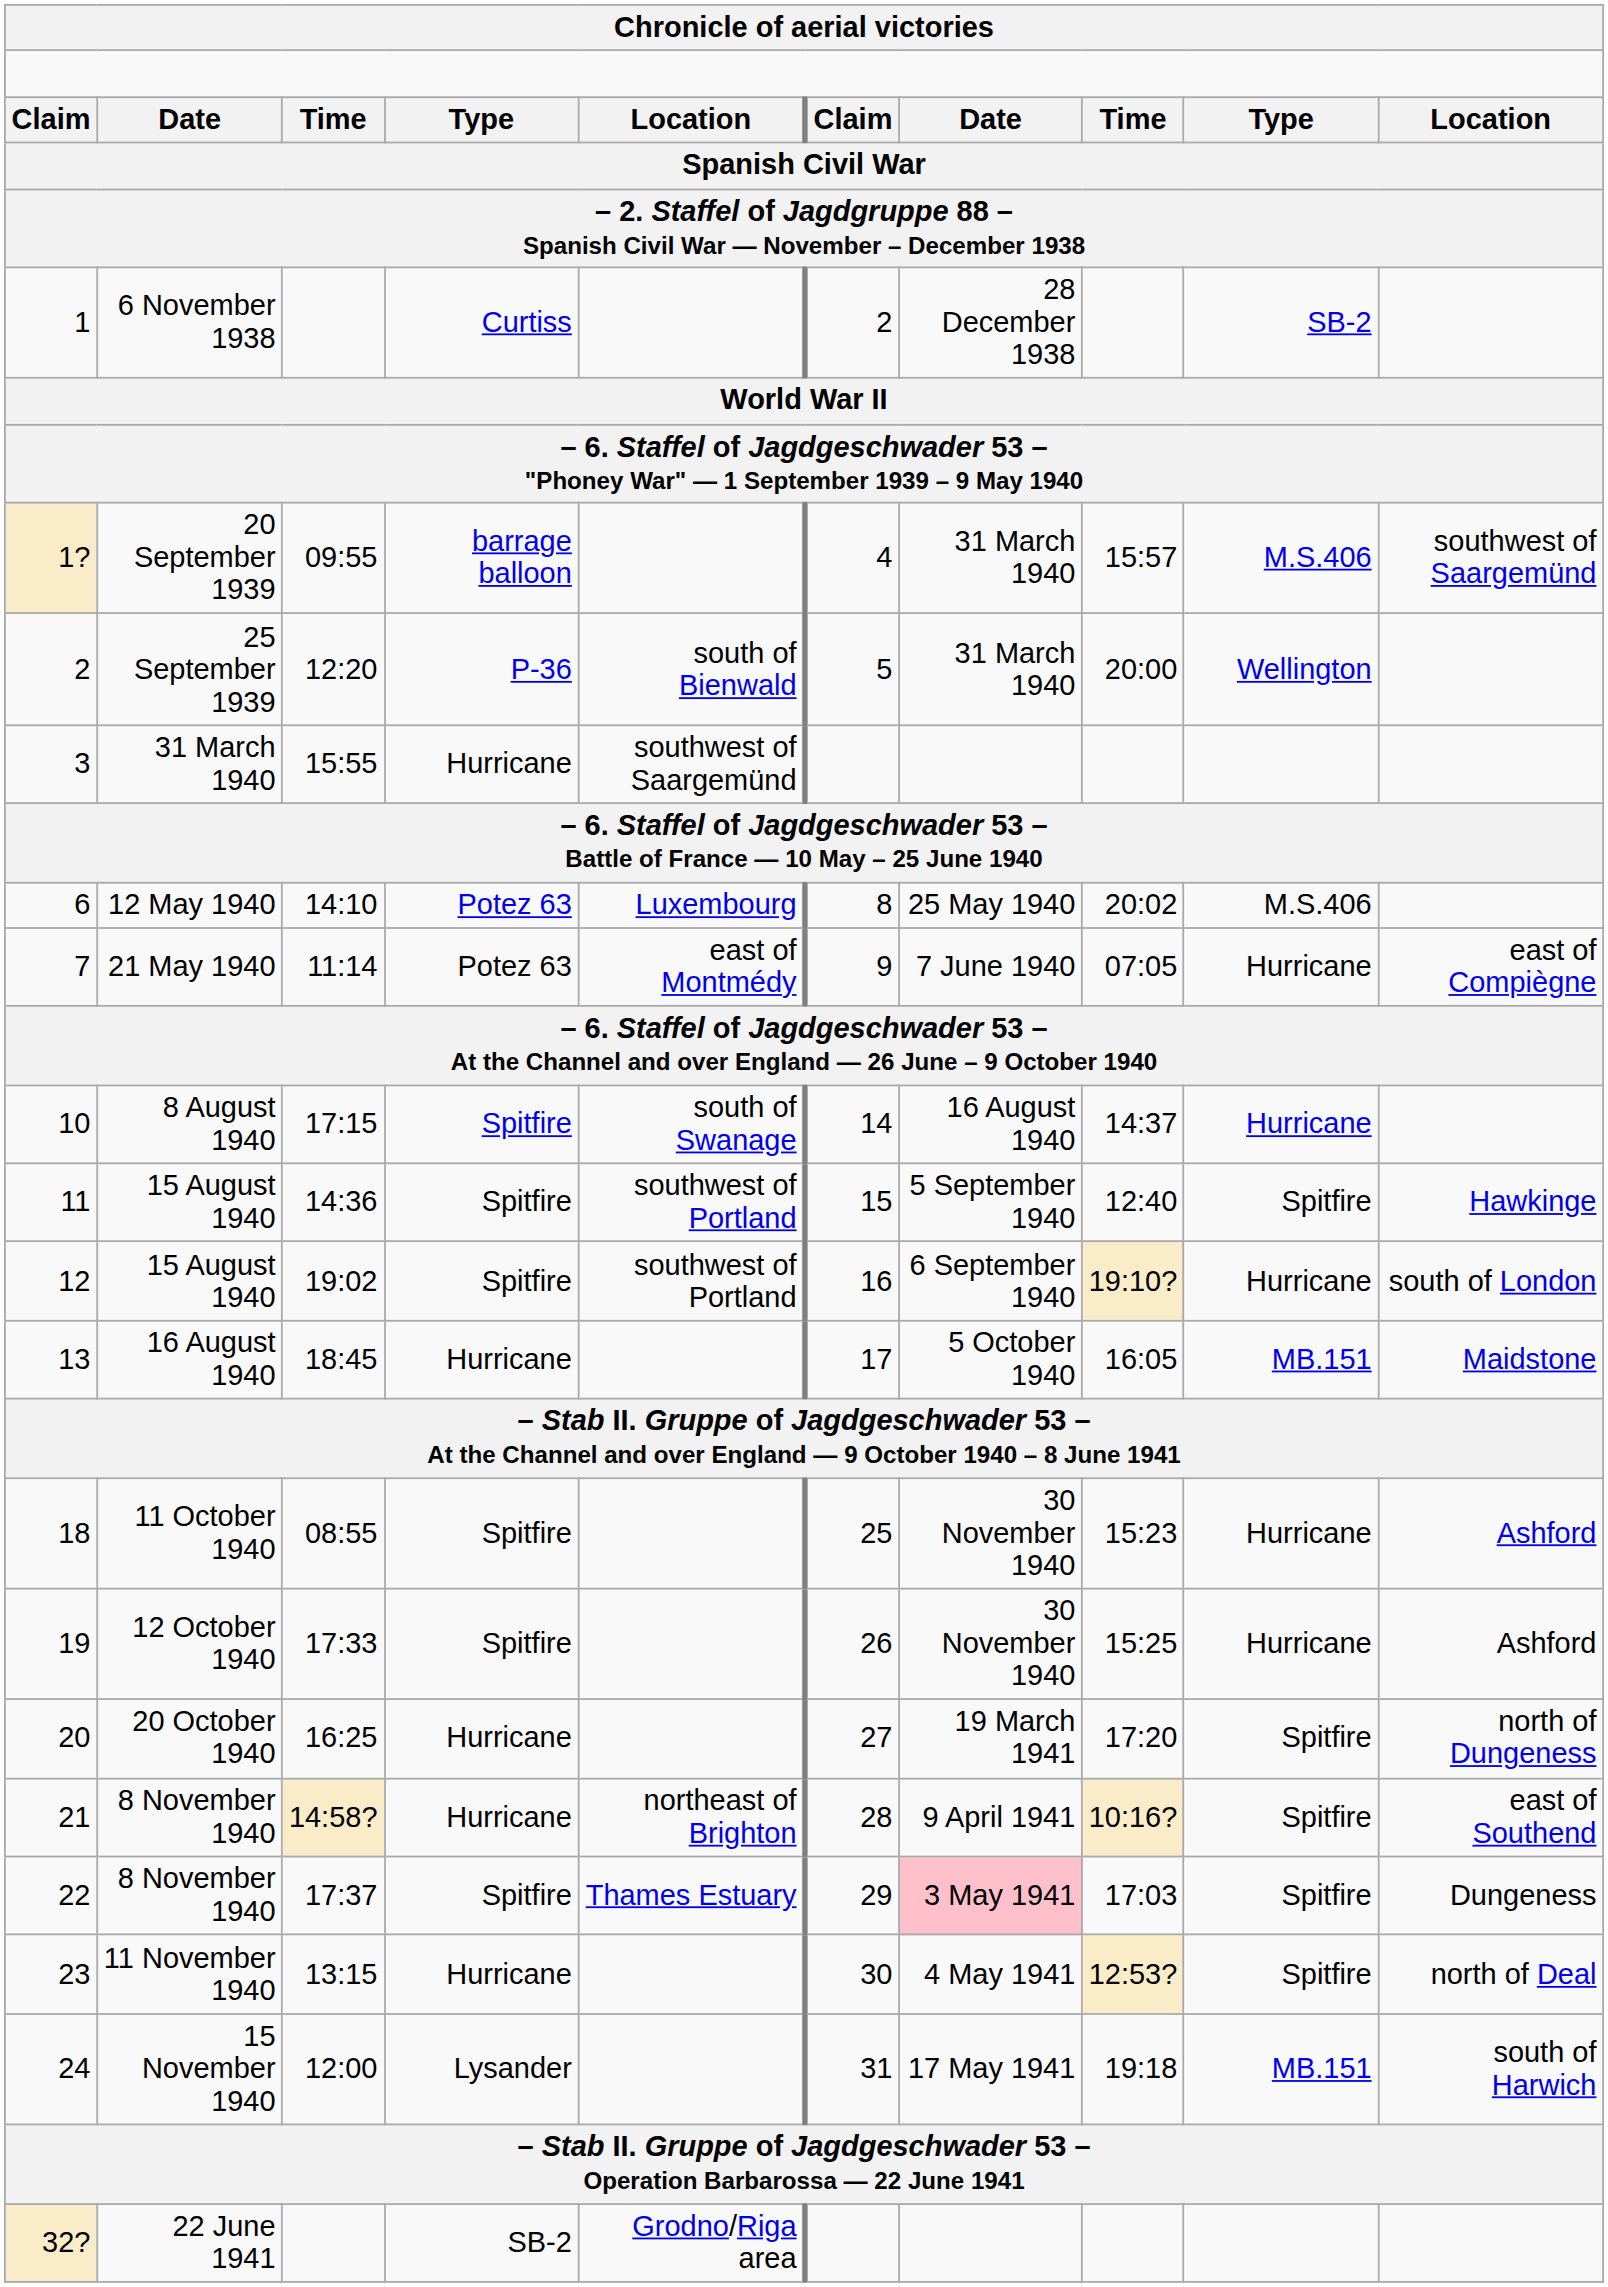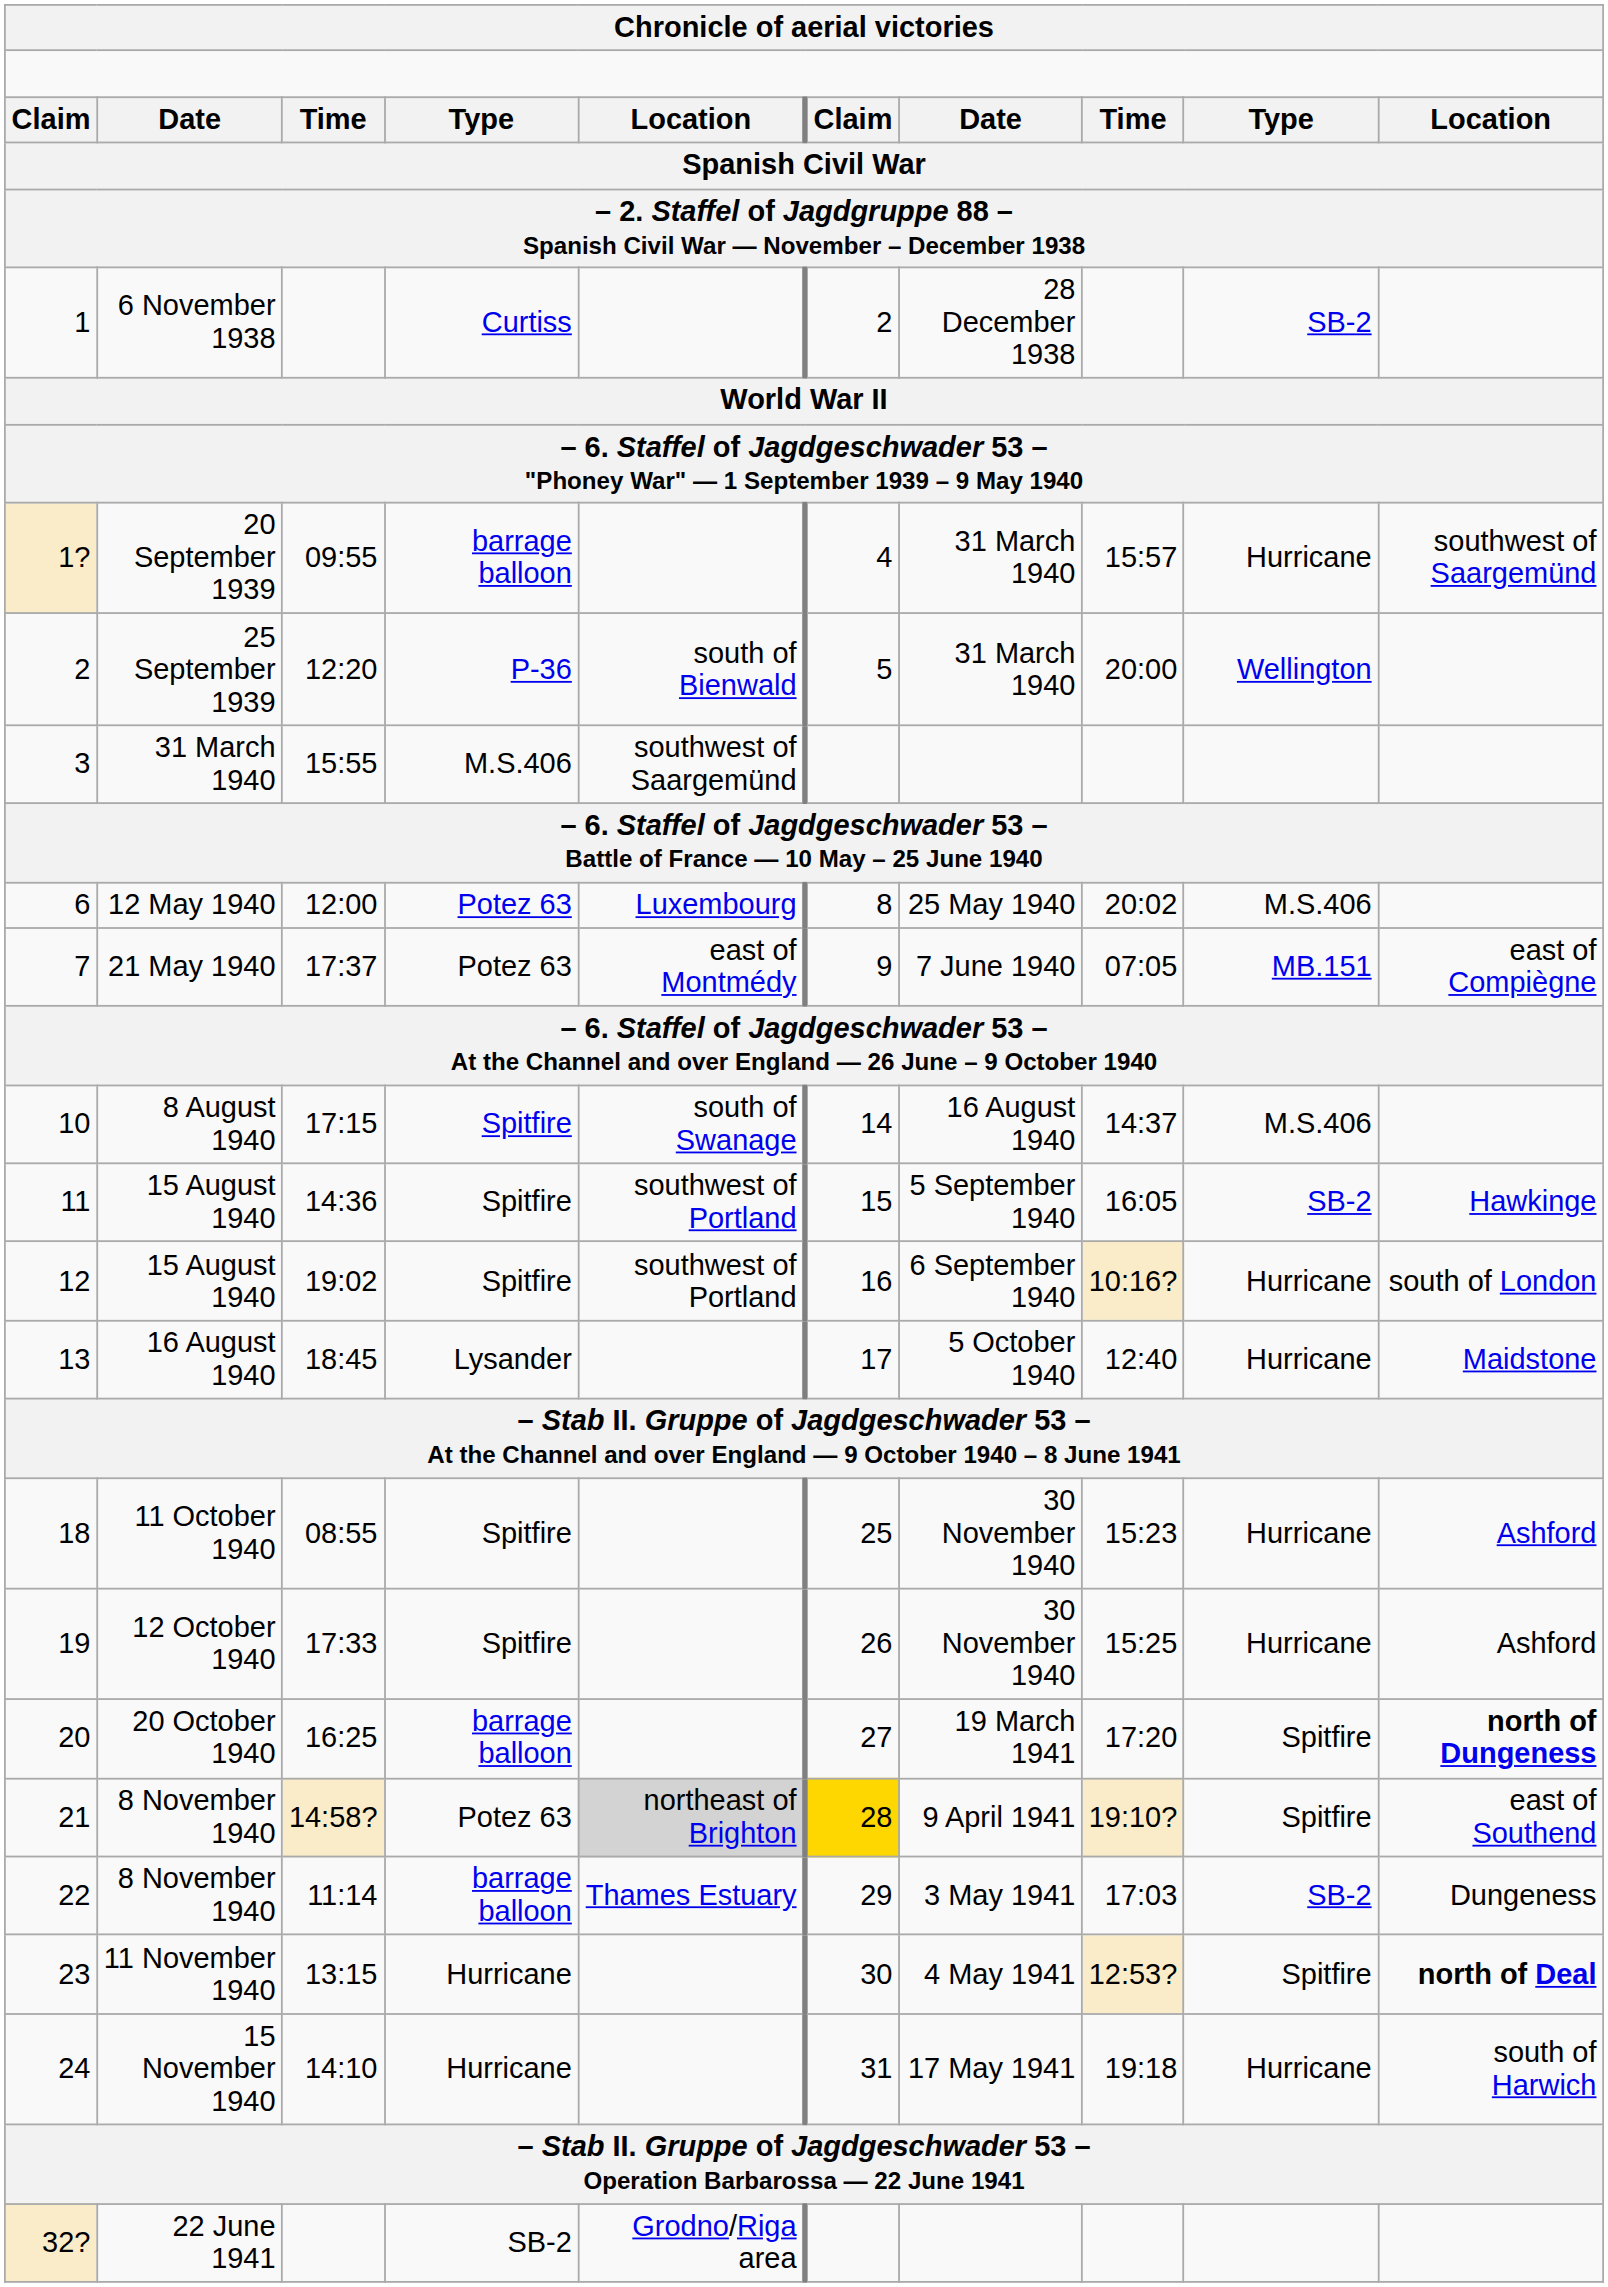(1318, 557) M.S.406 -> (1309, 557) Hurricane
(509, 763) Hurricane -> (518, 763) M.S.406
(341, 904) 14:10 -> (341, 904) 12:00
(342, 966) 11:14 -> (341, 966) 17:37
(1309, 966) Hurricane -> (1322, 966) MB.151
(1309, 1123) Hurricane -> (1318, 1123) M.S.406
(1141, 1202) 12:40 -> (1141, 1202) 16:05
(1327, 1202) Spitfire -> (1339, 1202) SB-2
(1133, 1280) 19:10? -> (1133, 1280) 10:16?
(509, 1359) Hurricane -> (513, 1359) Lysander
(1141, 1359) 16:05 -> (1141, 1359) 12:40
(1322, 1359) MB.151 -> (1309, 1359) Hurricane
(509, 1738) Hurricane -> (522, 1738) barrage balloon
(1523, 1738) normal -> (1518, 1738) bold
(509, 1816) Hurricane -> (515, 1816) Potez 63
(720, 1816) no background -> (720, 1816) lightgrey background
(876, 1816) no background -> (876, 1816) gold background
(1133, 1816) 10:16? -> (1133, 1816) 19:10?
(341, 1895) 17:37 -> (342, 1895) 11:14
(527, 1895) Spitfire -> (522, 1895) barrage balloon
(1000, 1895) pink background -> (1000, 1895) no background
(1327, 1895) Spitfire -> (1339, 1895) SB-2
(1514, 1973) normal -> (1507, 1973) bold
(341, 2068) 12:00 -> (341, 2068) 14:10
(513, 2068) Lysander -> (509, 2068) Hurricane
(1322, 2068) MB.151 -> (1309, 2068) Hurricane
